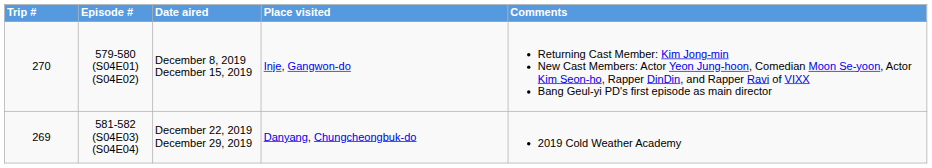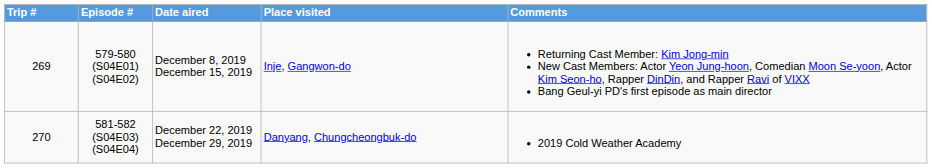(41, 66) 270 -> (41, 66) 269
(41, 137) 269 -> (41, 137) 270
